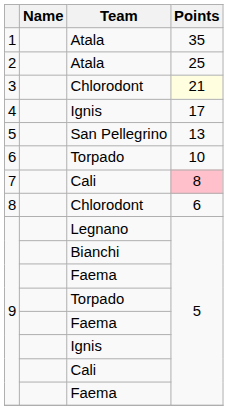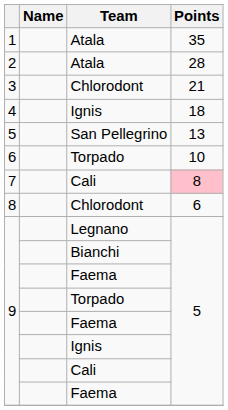(197, 63) 25 -> (197, 63) 28
(197, 87) lightyellow background -> (197, 87) no background
(197, 110) 17 -> (197, 110) 18
